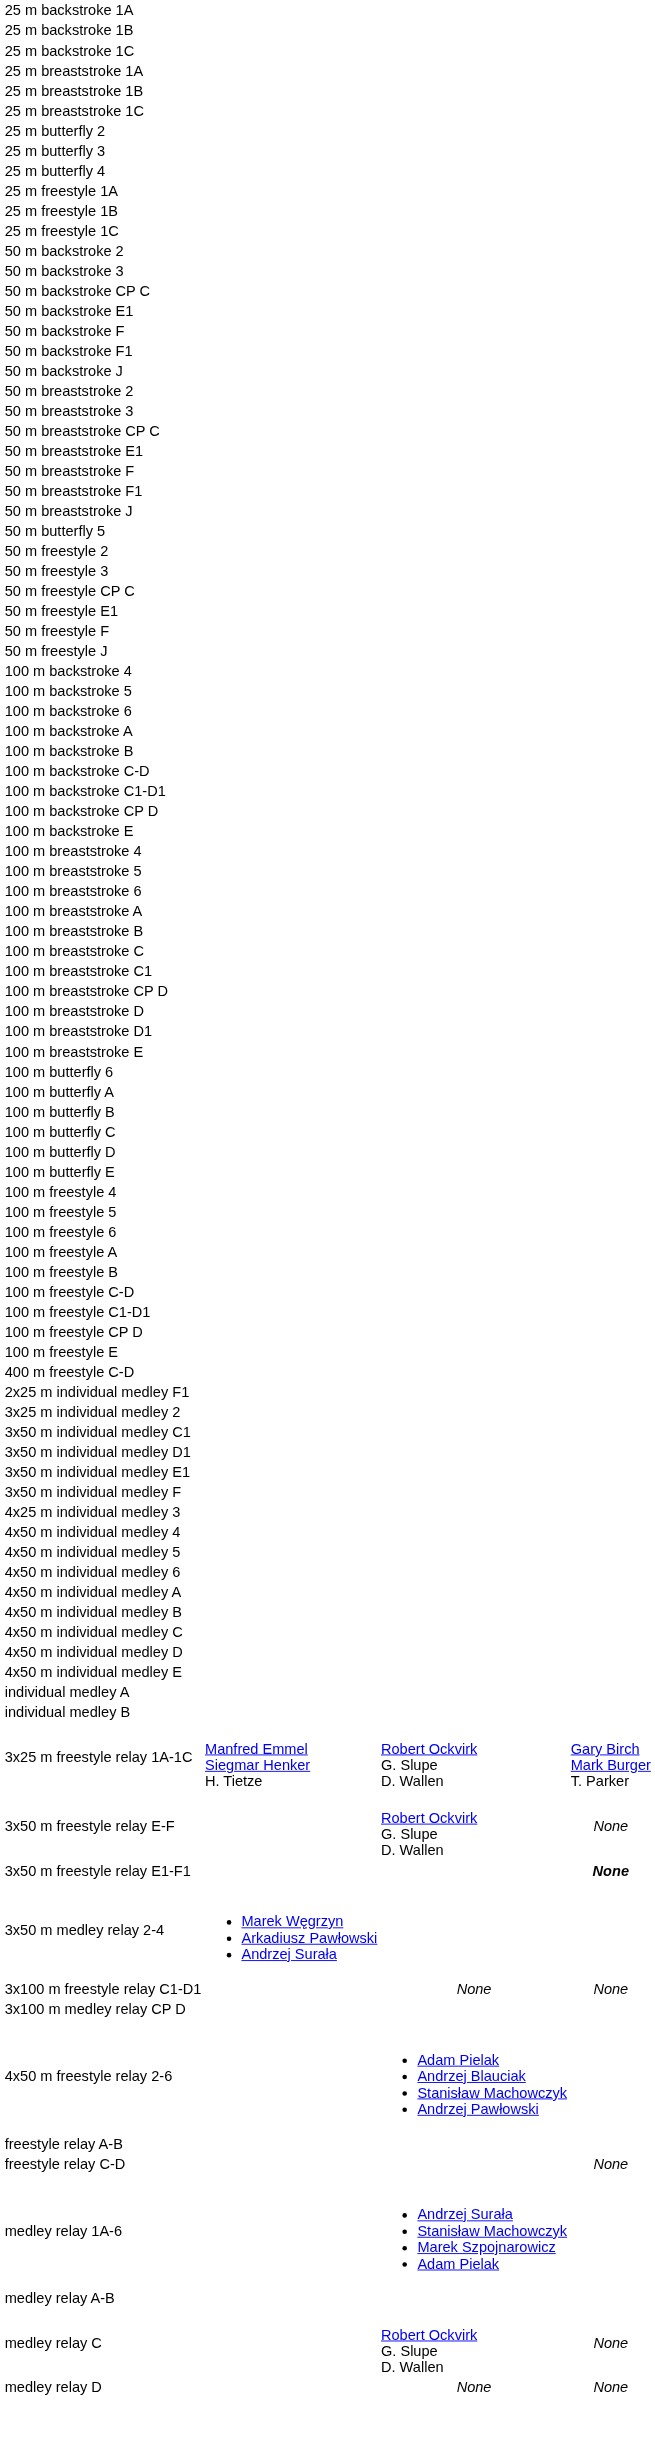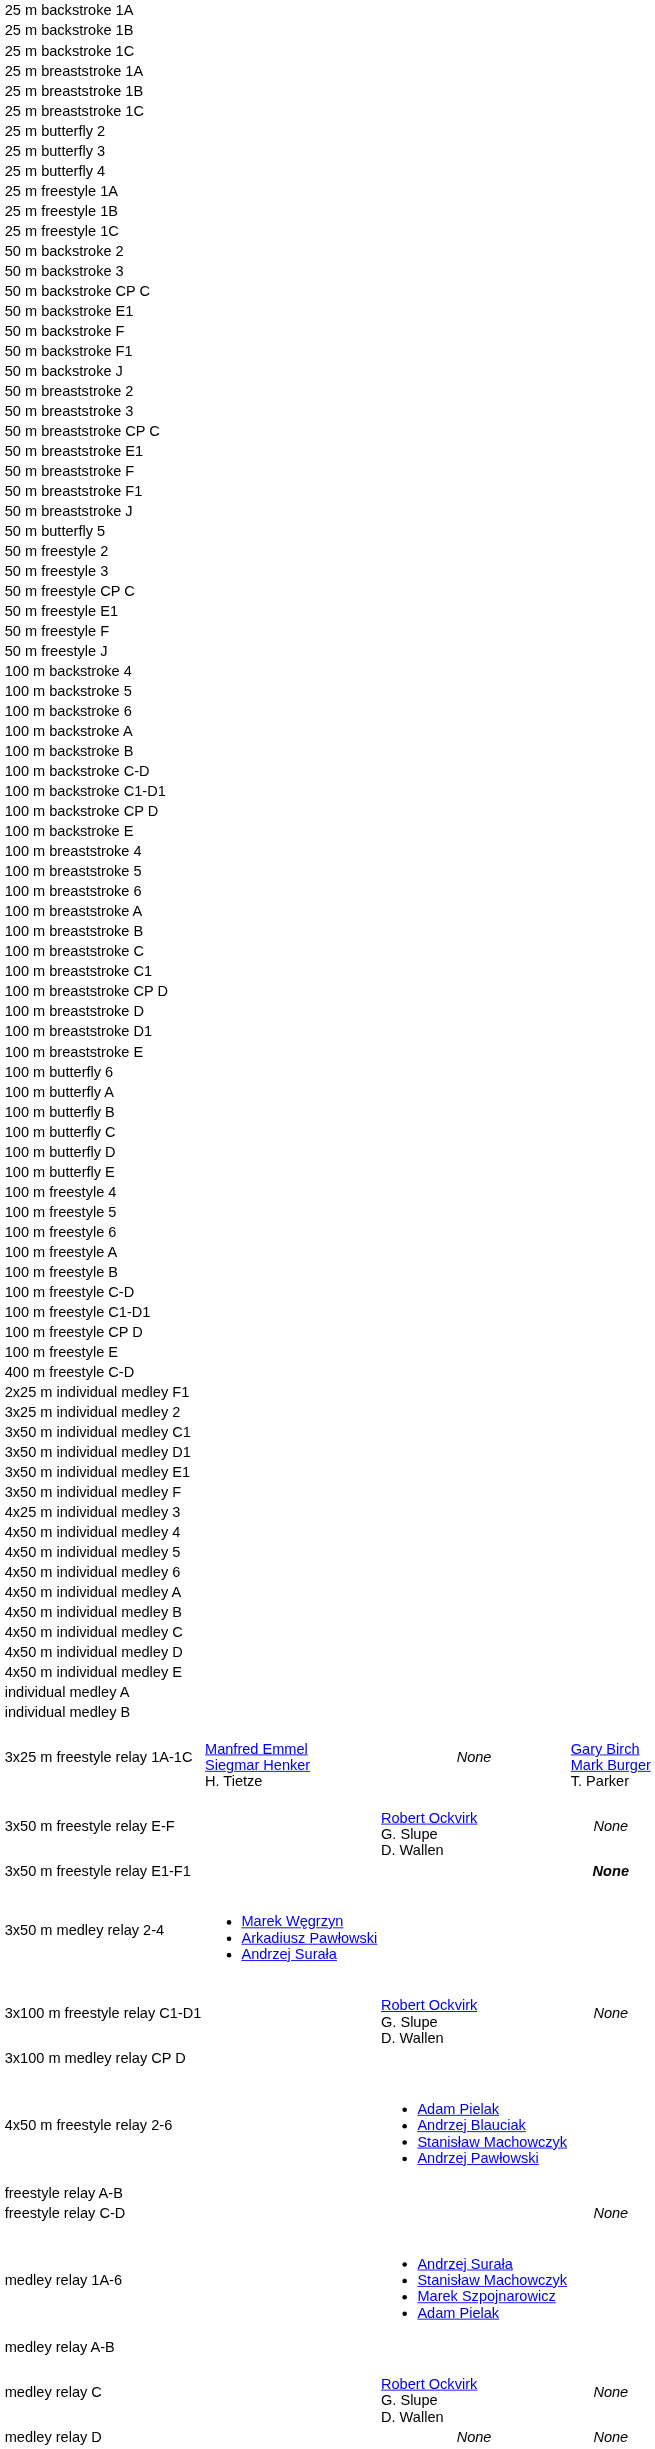(429, 1765) Robert Ockvirk G. Slupe D. Wallen -> (474, 1757) None
(474, 1989) None -> (429, 2022) Robert Ockvirk G. Slupe D. Wallen
